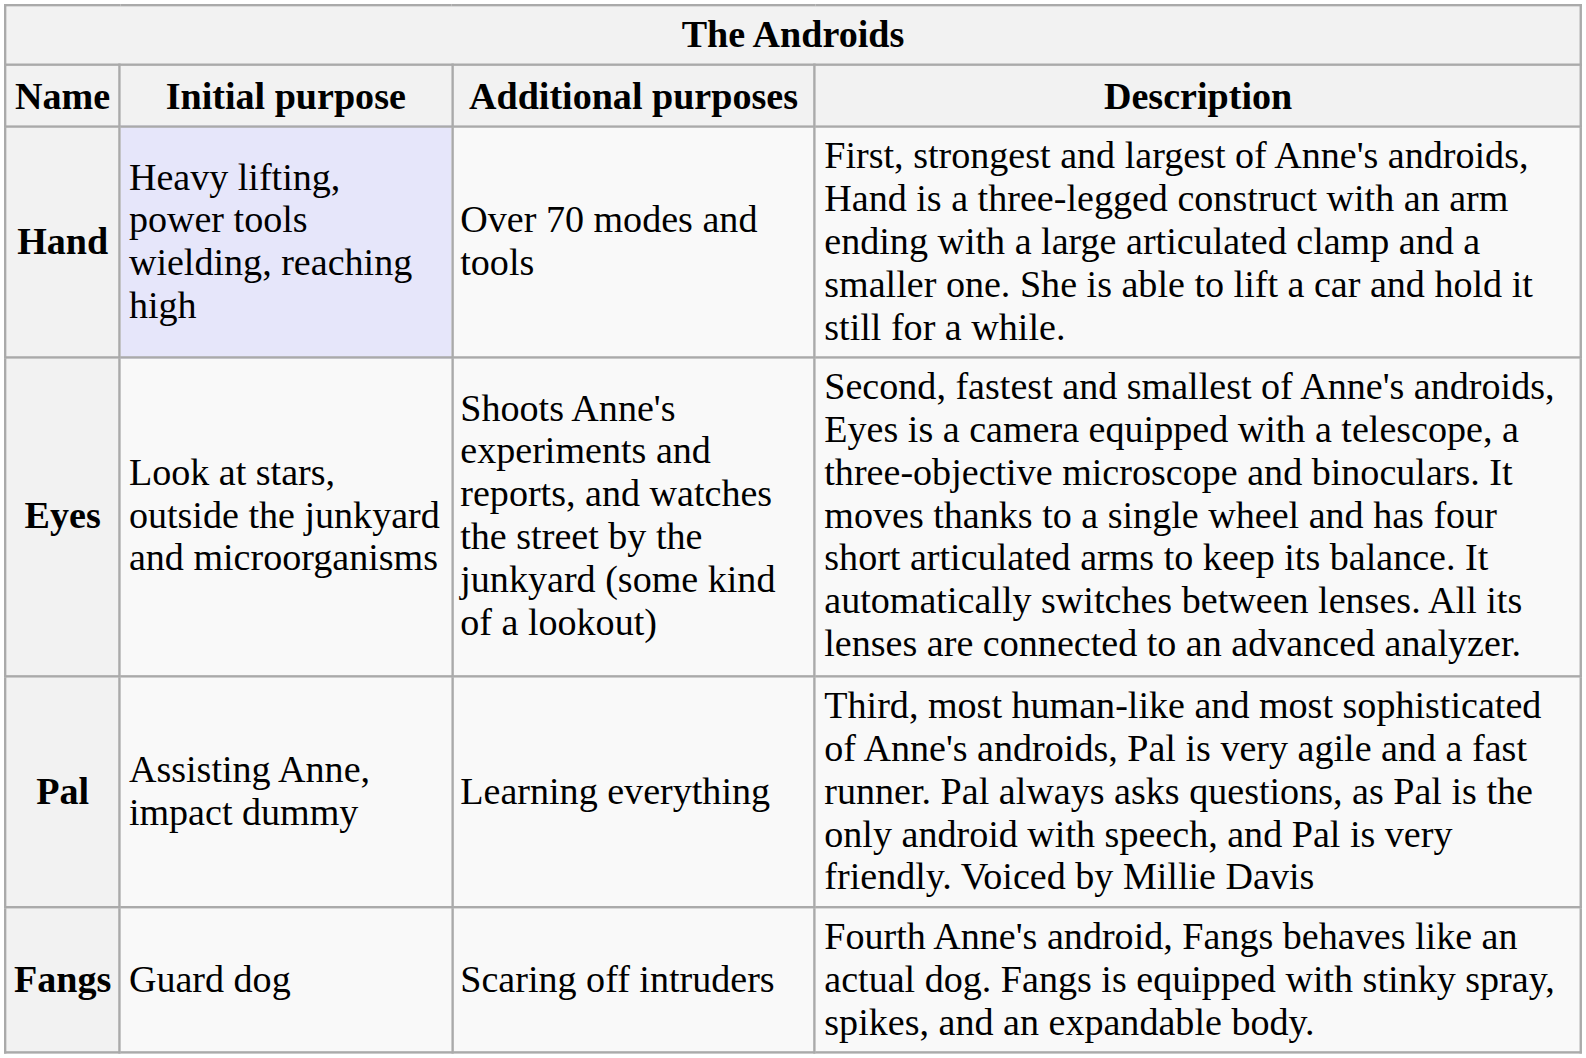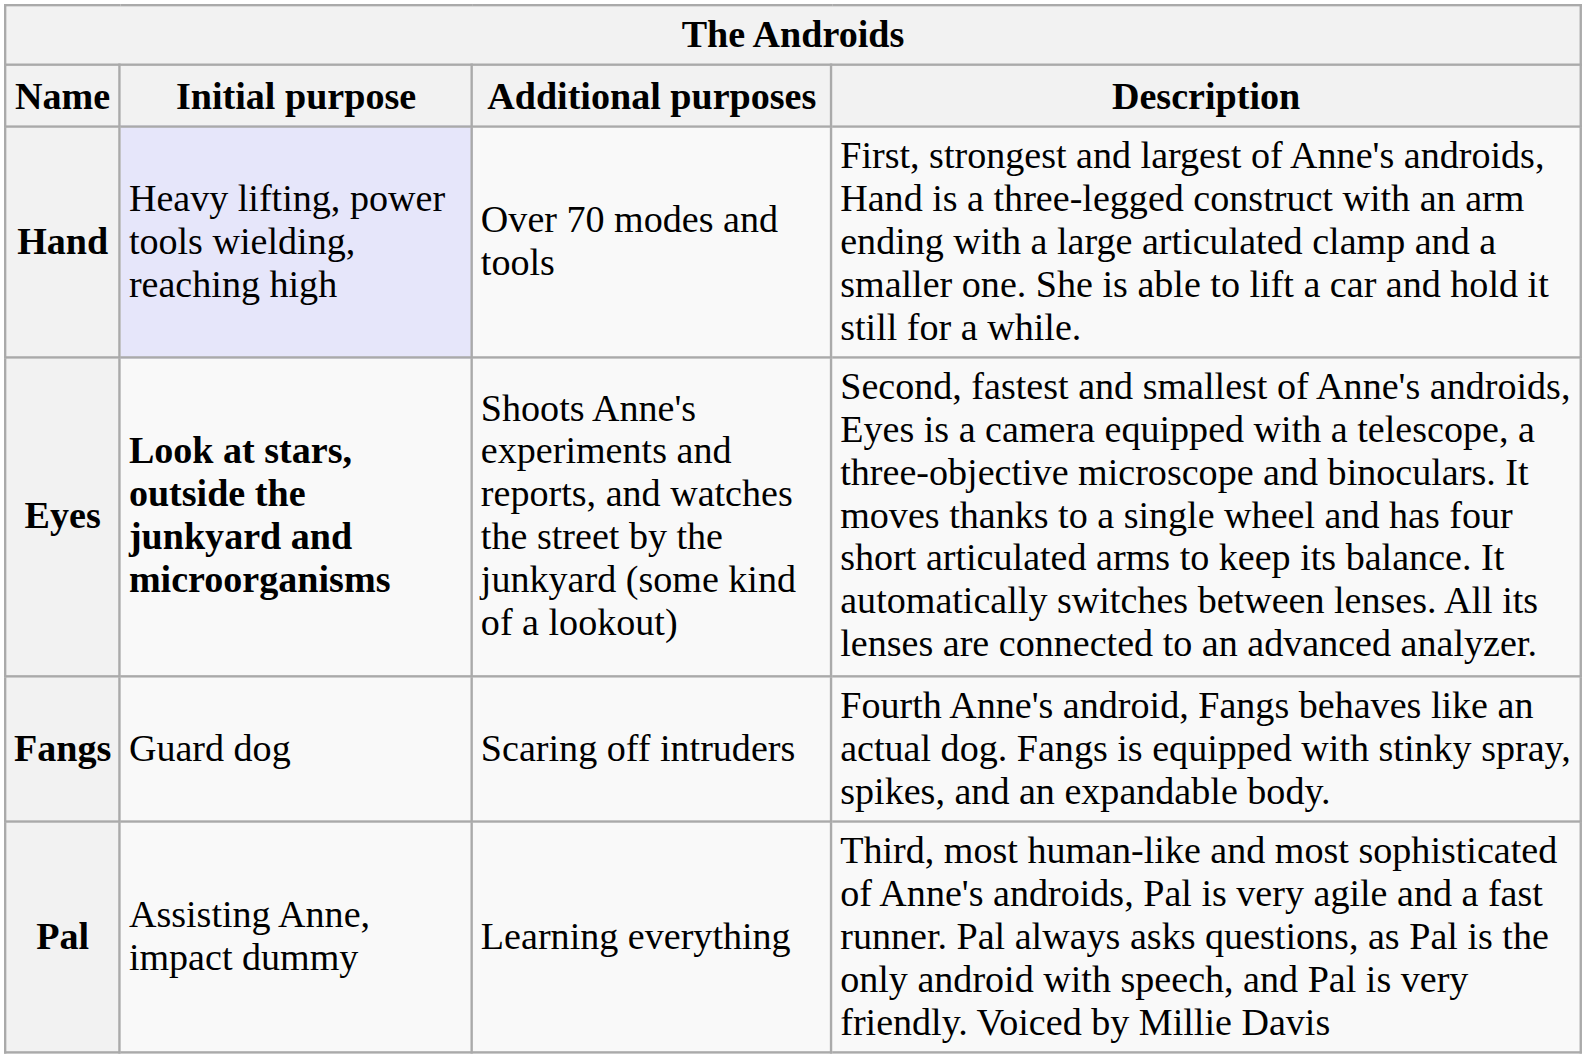(284, 515) normal -> (260, 515) bold
rows swapped: (63, 790) <-> (63, 979)
